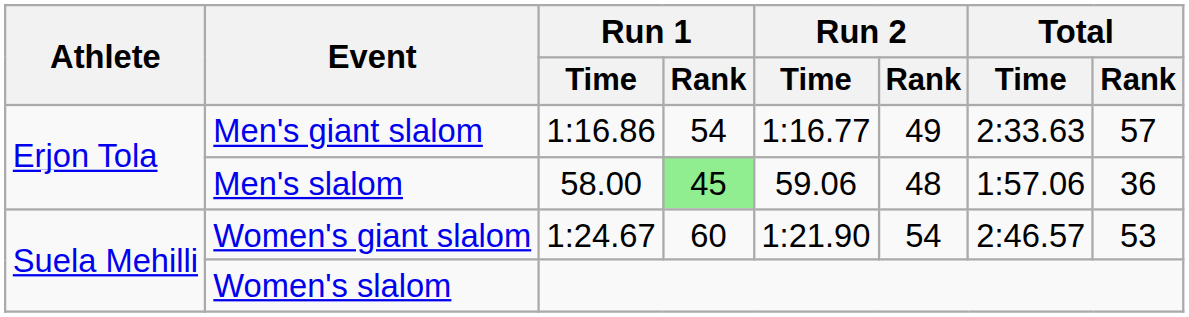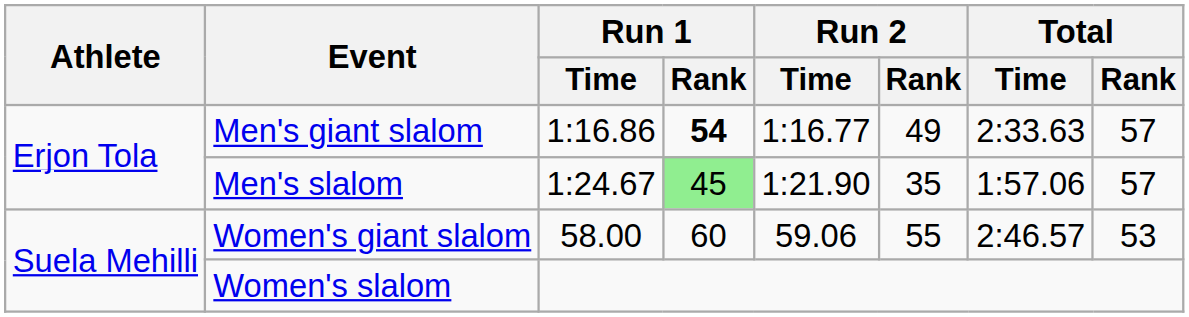(708, 132) normal -> (708, 132) bold
(601, 183) 58.00 -> (601, 183) 1:24.67
(816, 183) 59.06 -> (816, 183) 1:21.90
(923, 183) 48 -> (923, 183) 35
(1138, 183) 36 -> (1138, 183) 57
(601, 235) 1:24.67 -> (601, 235) 58.00
(816, 235) 1:21.90 -> (816, 235) 59.06
(923, 235) 54 -> (923, 235) 55
